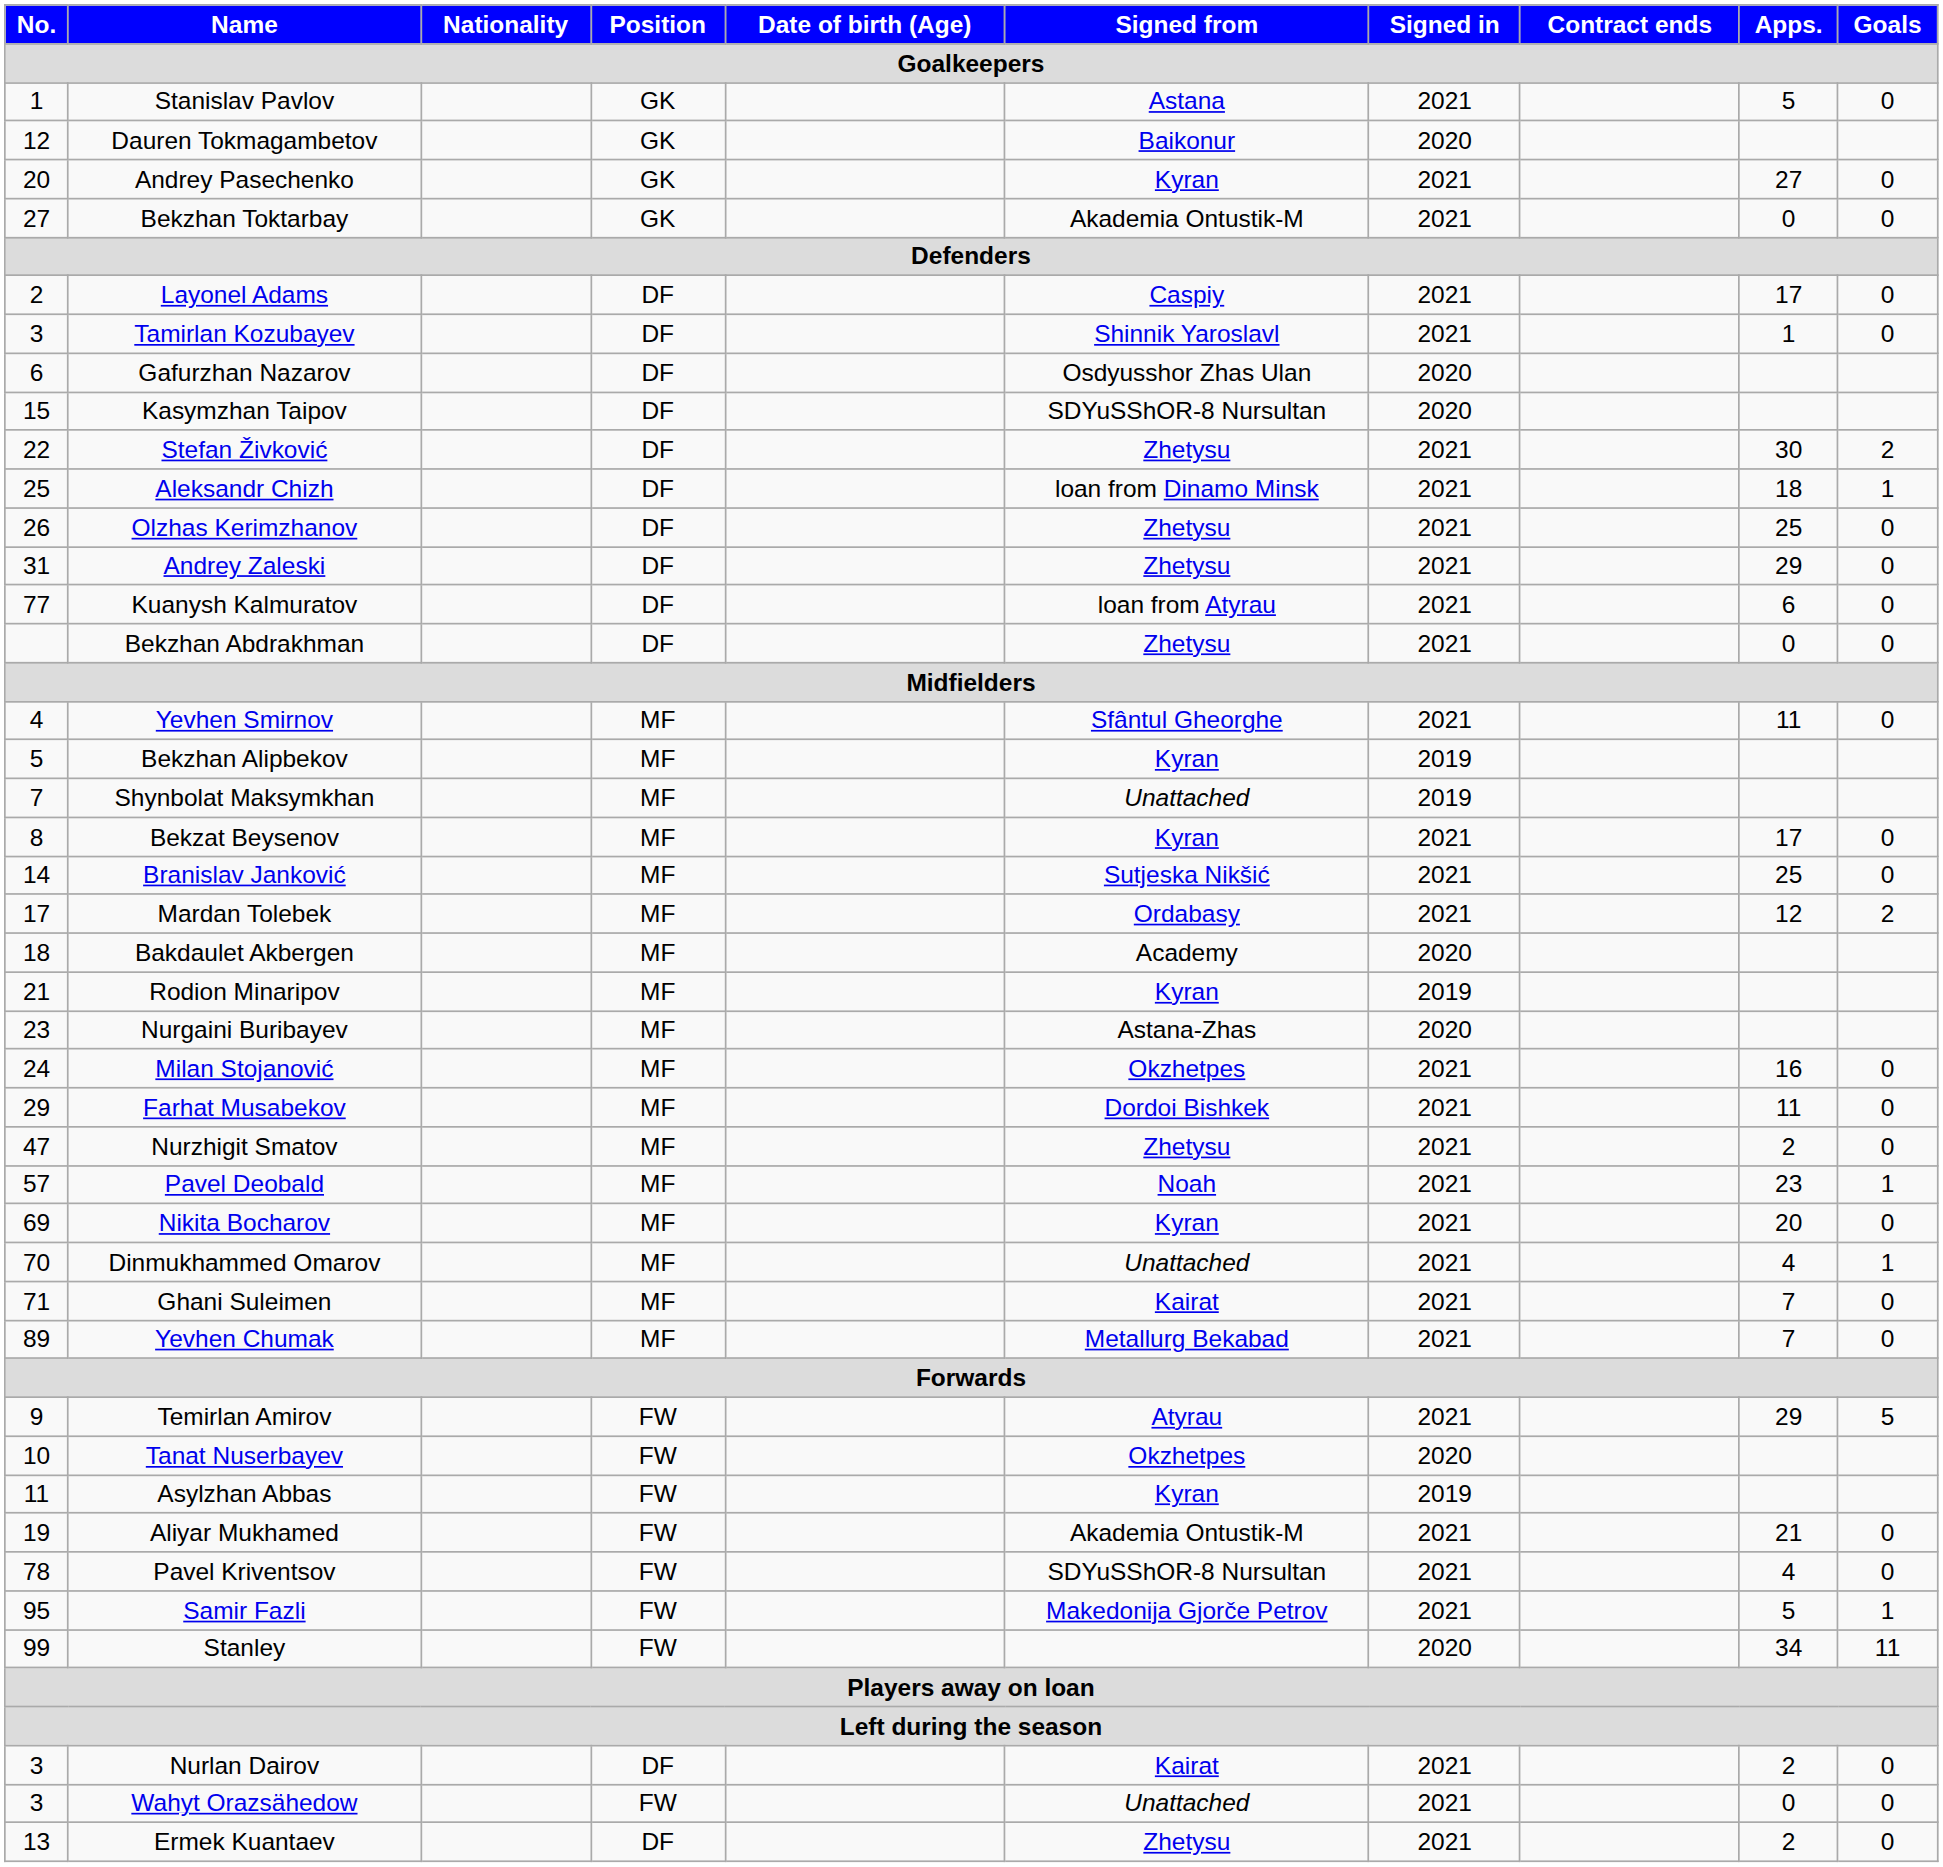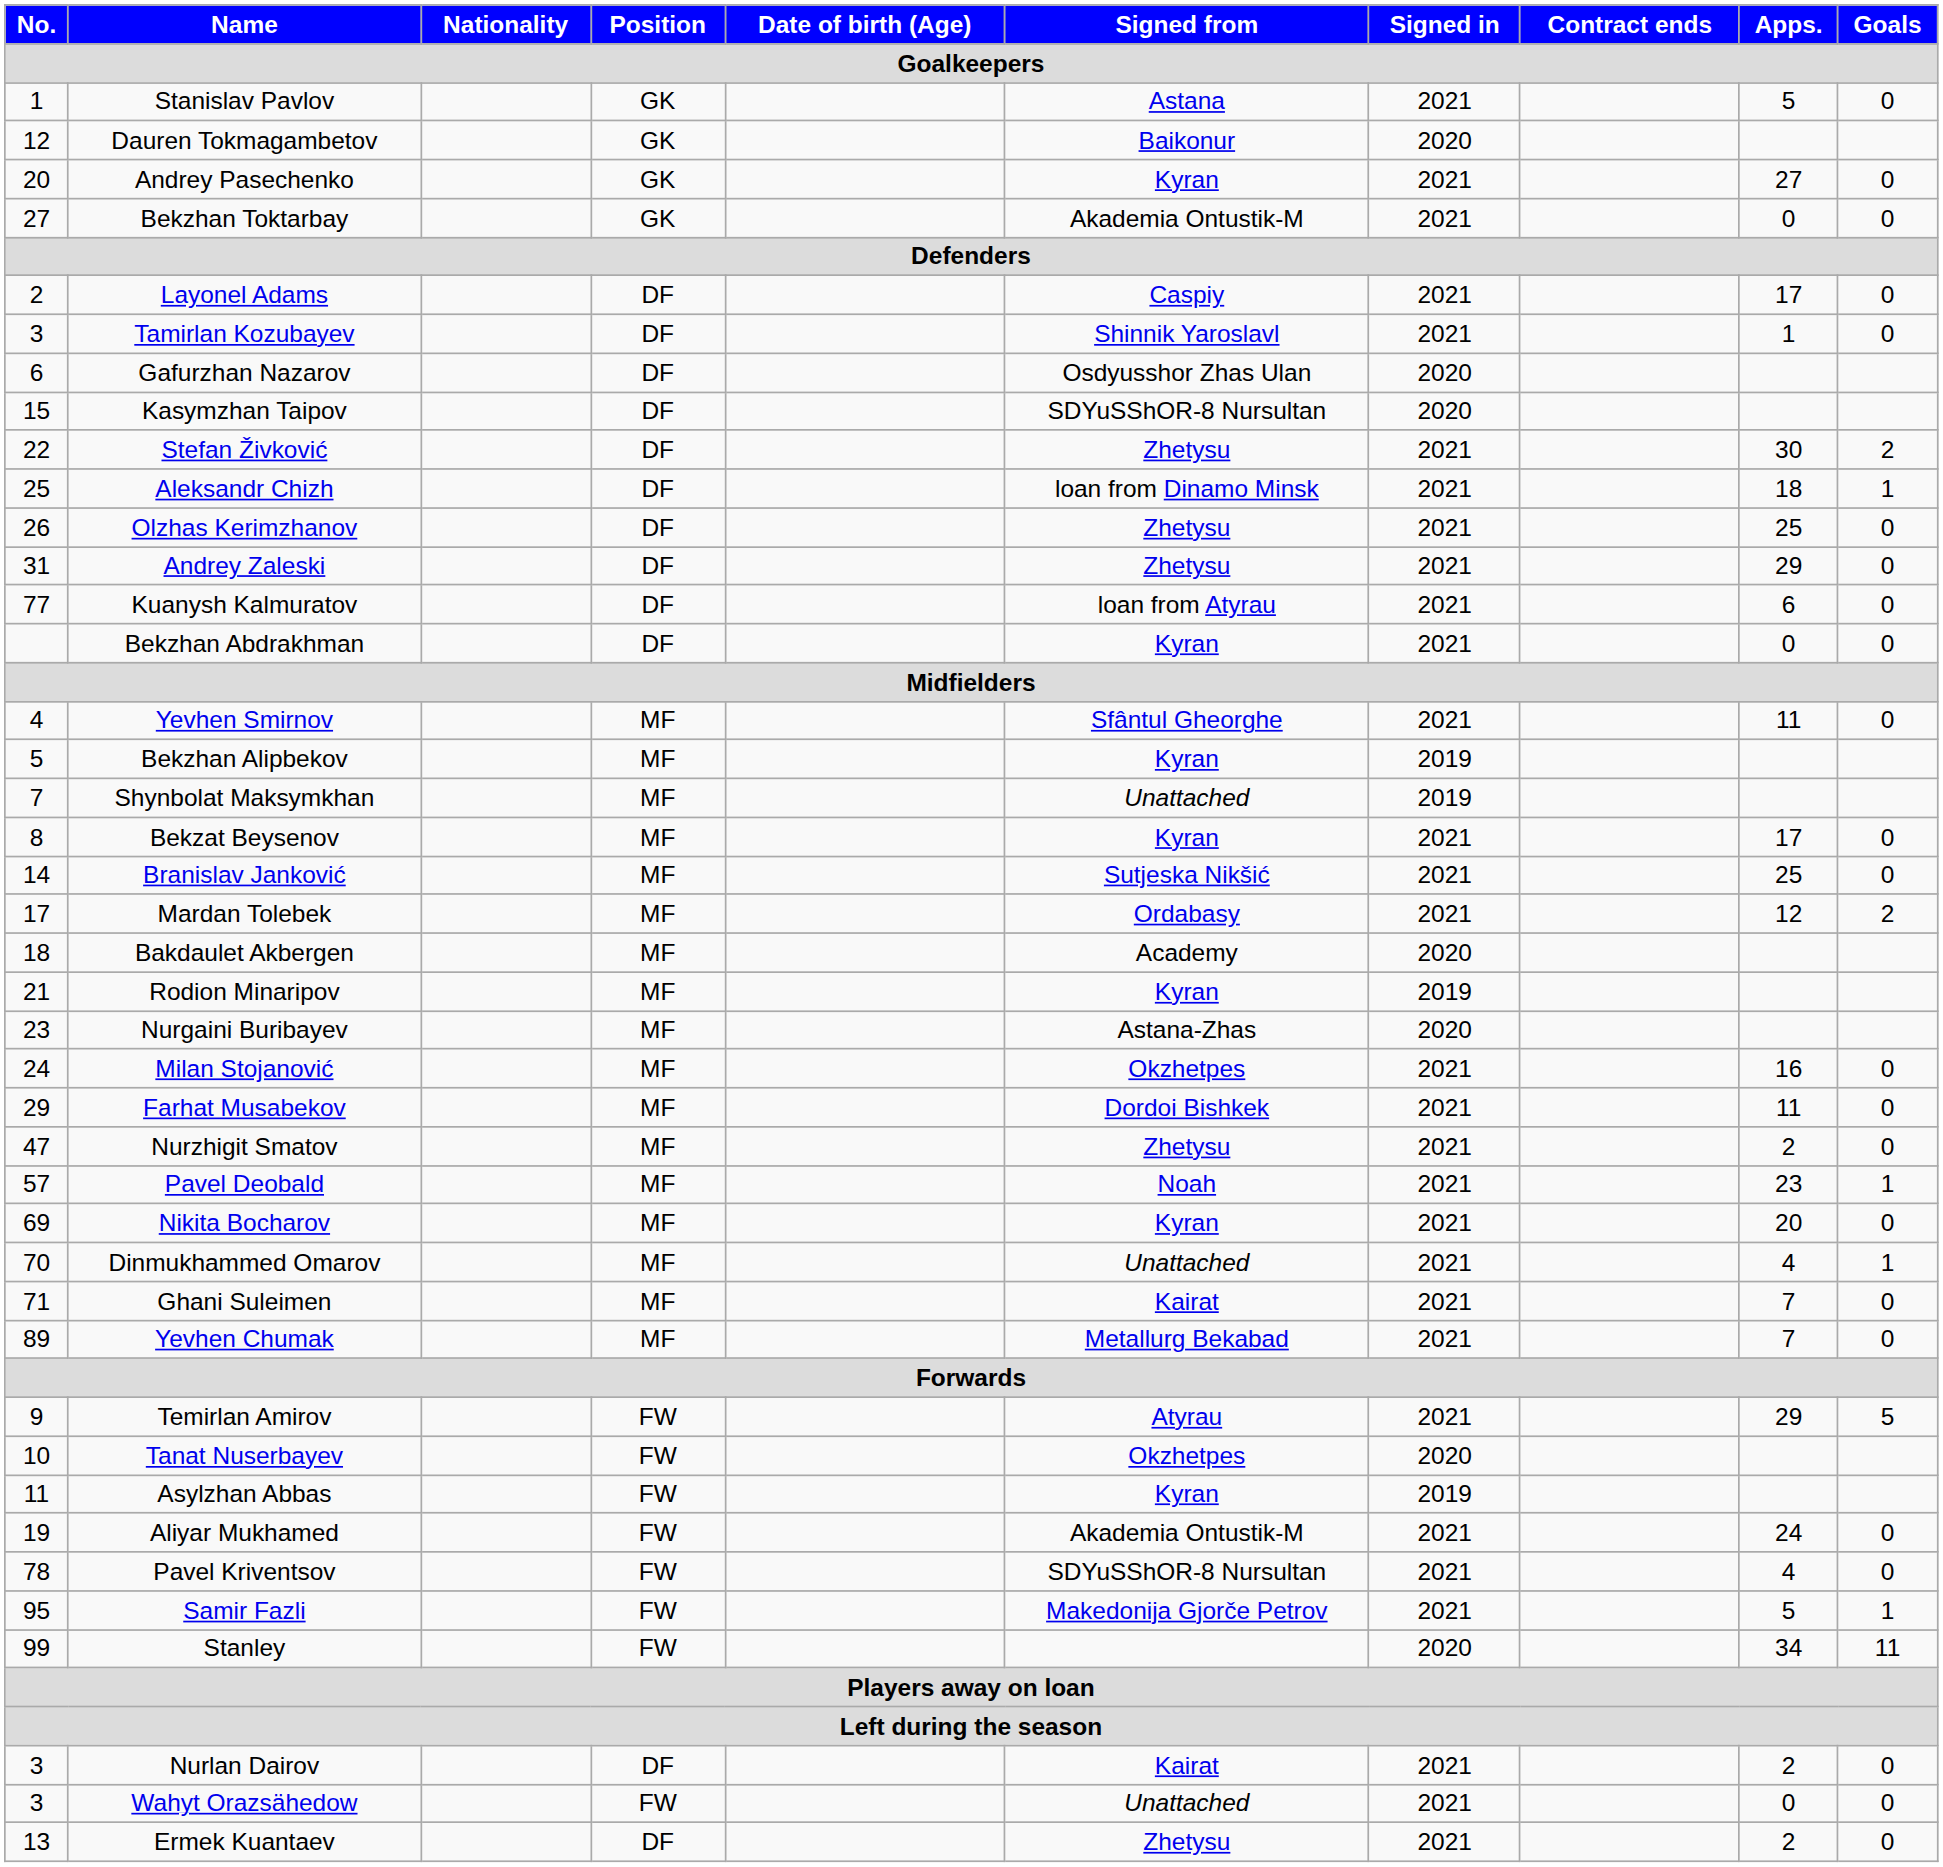(1187, 643) Zhetysu -> (1187, 643) Kyran
(1789, 1533) 21 -> (1789, 1533) 24
